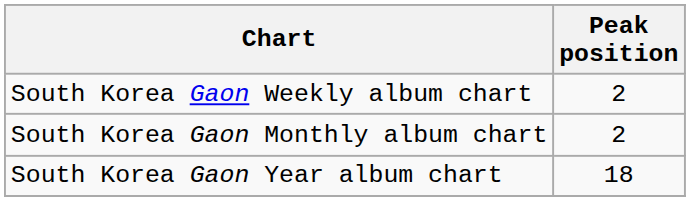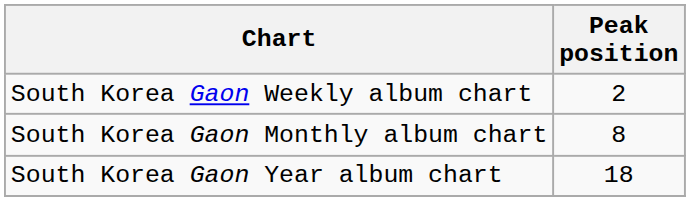(619, 135) 2 -> (619, 135) 8
